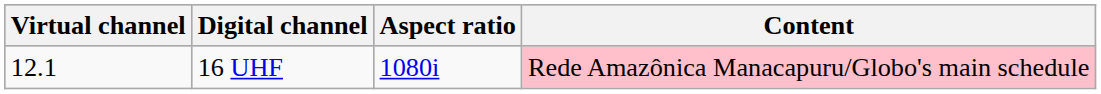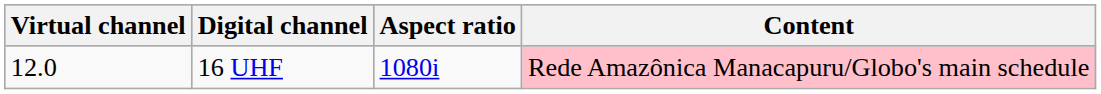(34, 66) 12.1 -> (34, 66) 12.0
